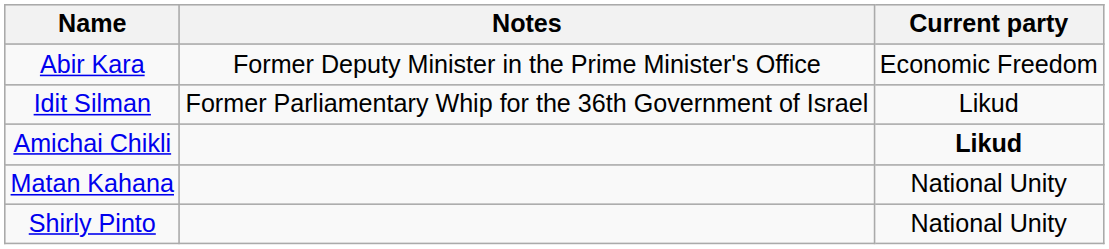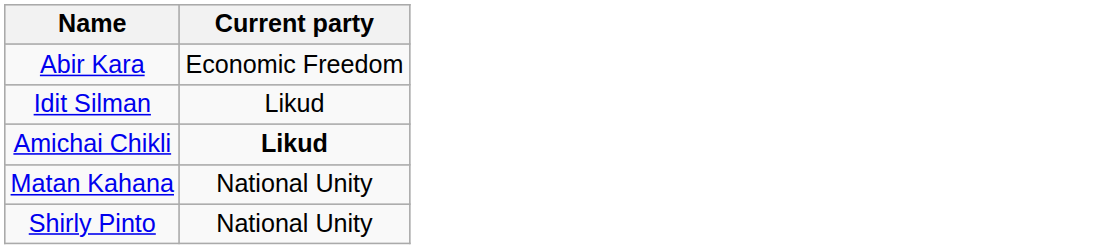- column: (527, 24)
